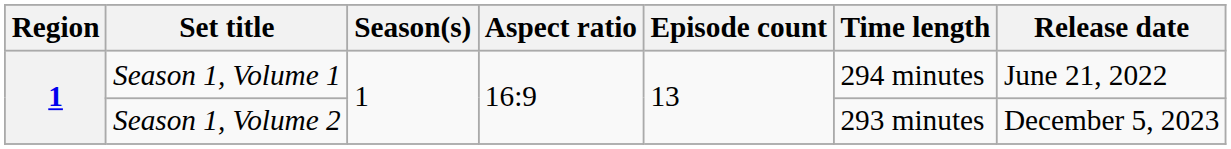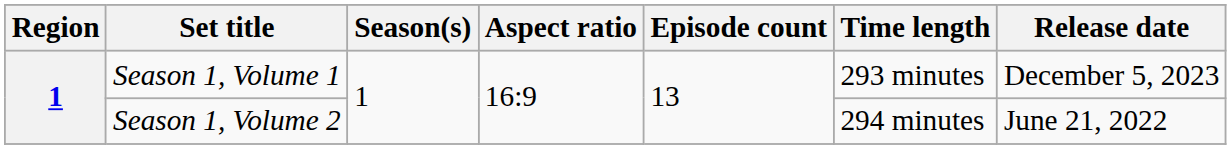(912, 74) 294 minutes -> (912, 74) 293 minutes
(1086, 74) June 21, 2022 -> (1112, 74) December 5, 2023
(912, 120) 293 minutes -> (912, 120) 294 minutes
(1112, 120) December 5, 2023 -> (1086, 120) June 21, 2022
